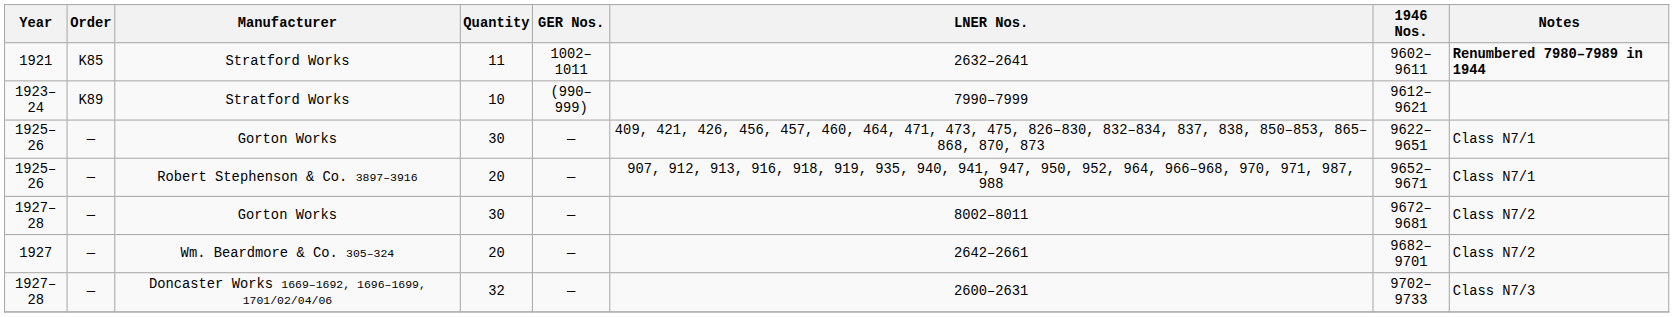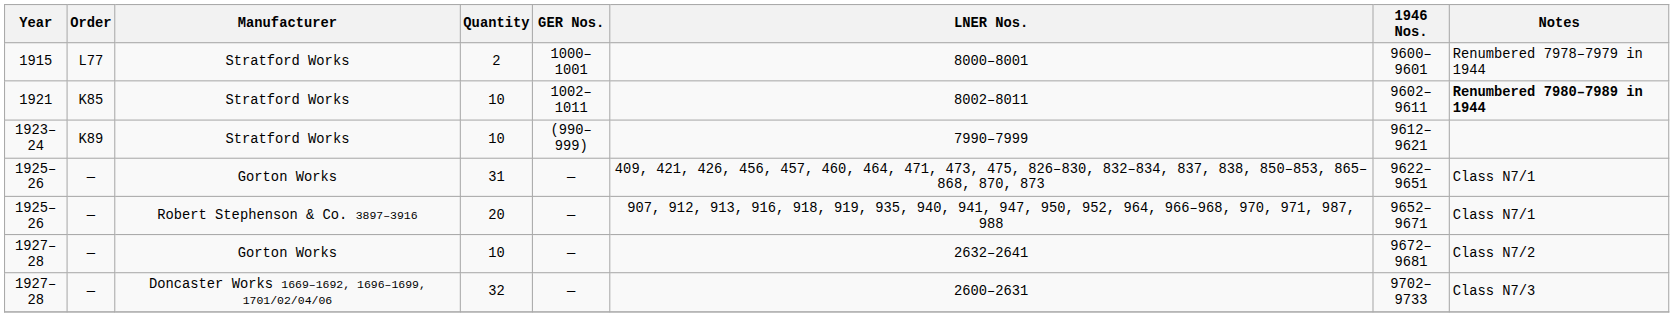+ row: (36, 62)
(496, 62) 11 -> (496, 100) 10
(991, 62) 2632–2641 -> (991, 100) 8002–8011
(496, 139) 30 -> (496, 177) 31
(496, 216) 30 -> (496, 254) 10
(991, 216) 8002–8011 -> (991, 254) 2632–2641
- row: (36, 254)
